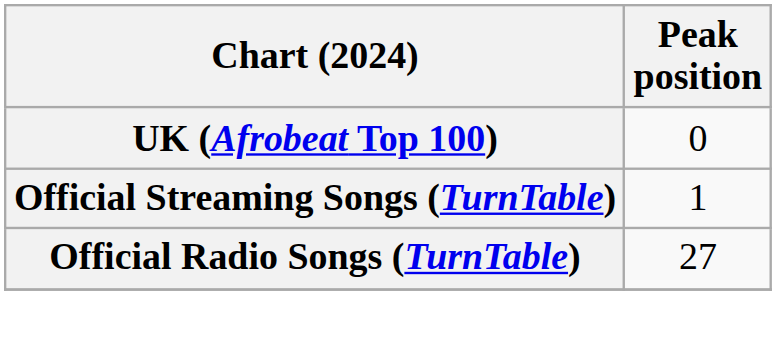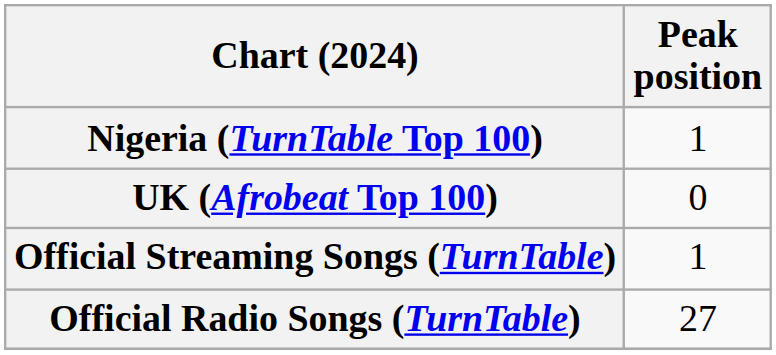+ row: (315, 137)
